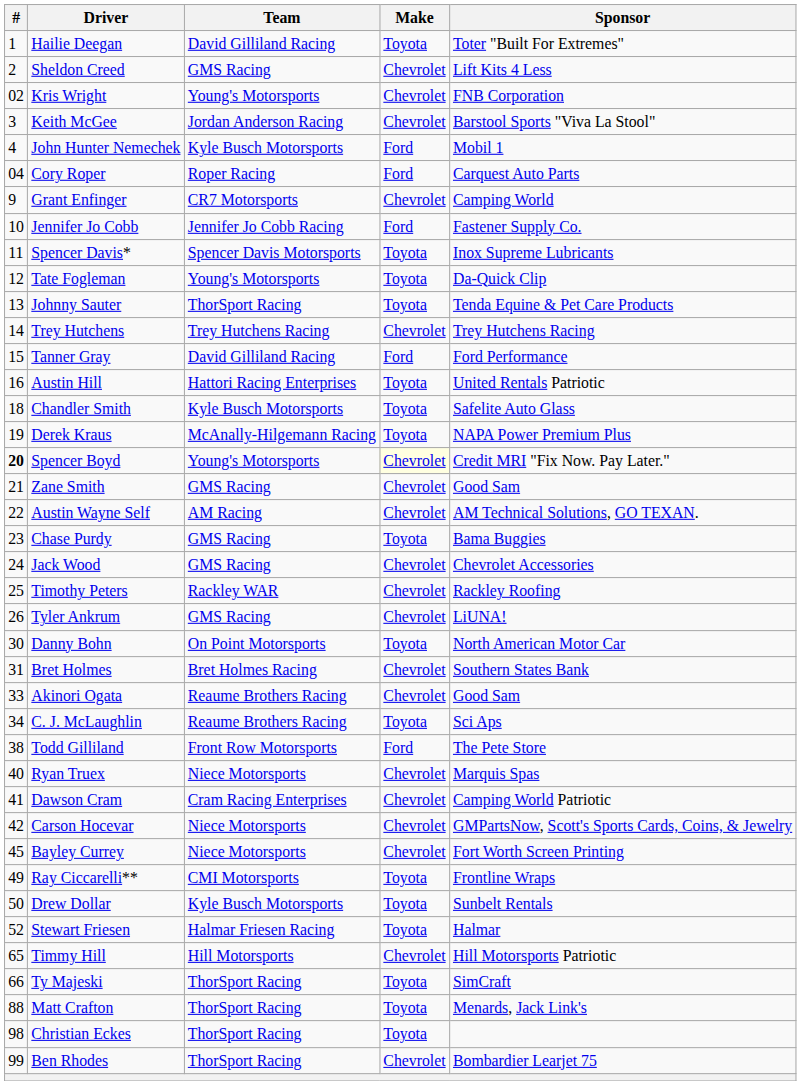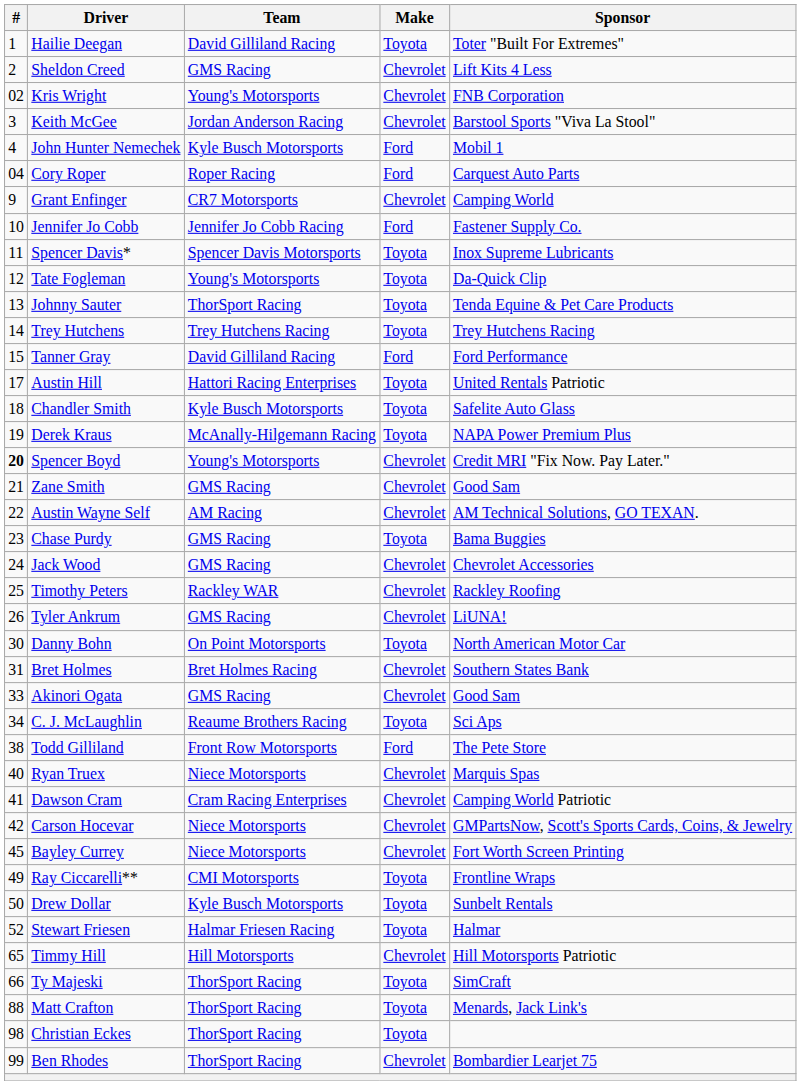(414, 330) Chevrolet -> (405, 330) Toyota
(16, 382) 16 -> (16, 382) 17
(414, 460) lightyellow background -> (414, 460) no background
(267, 695) Reaume Brothers Racing -> (229, 695) GMS Racing
